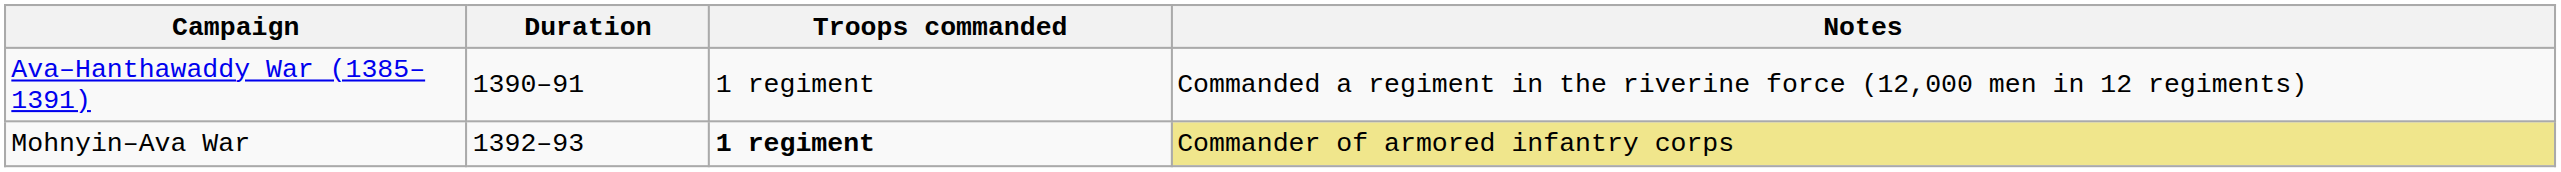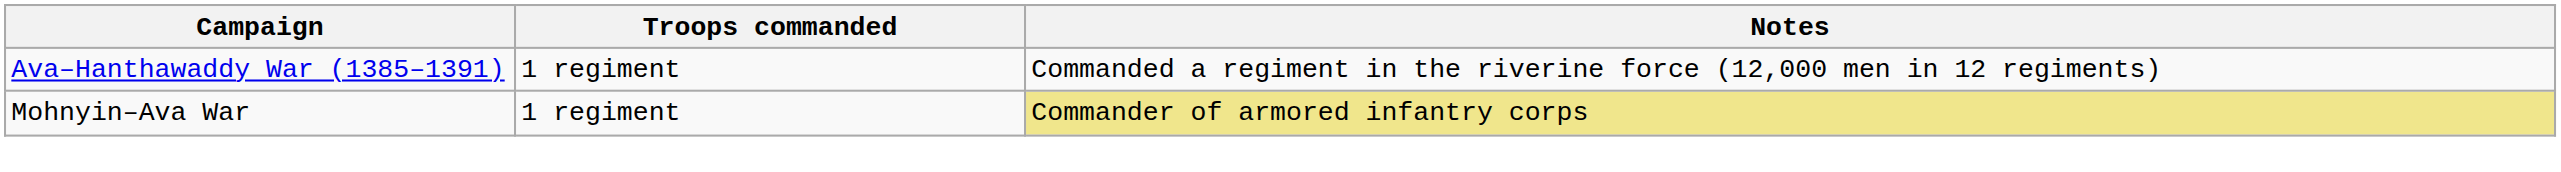- column: (588, 27)
(795, 144) bold -> (601, 113) normal
